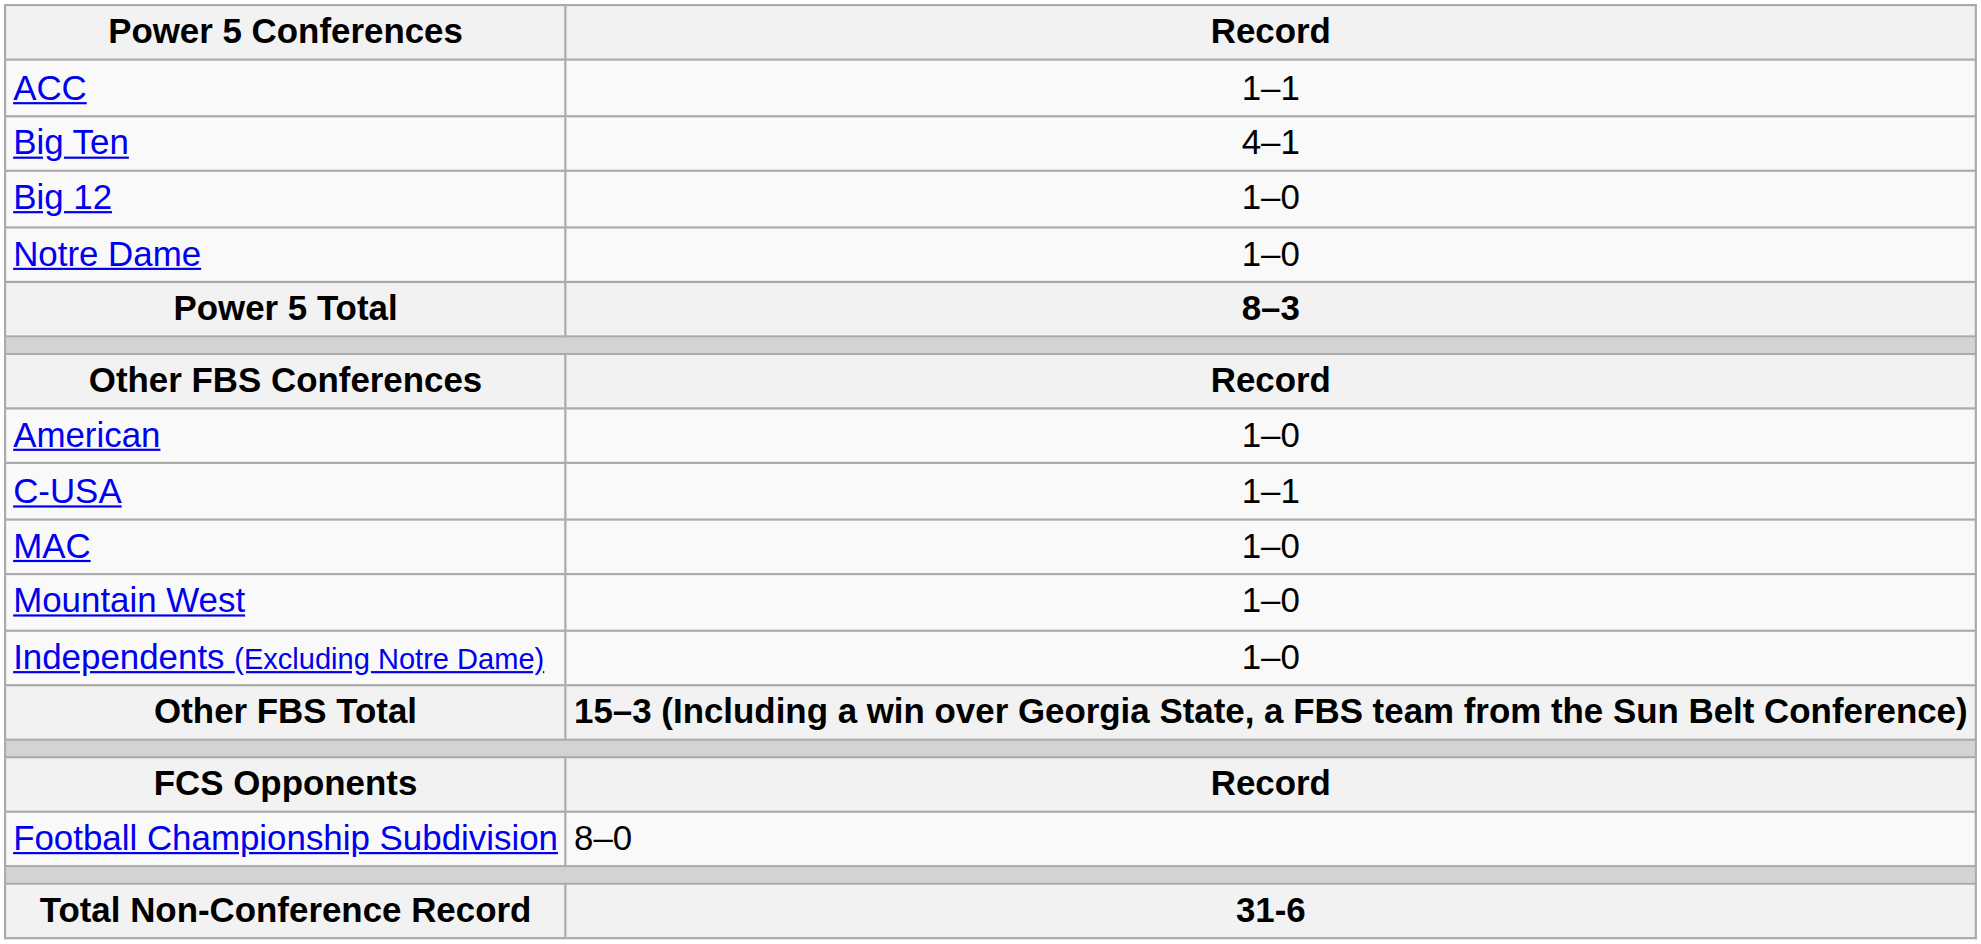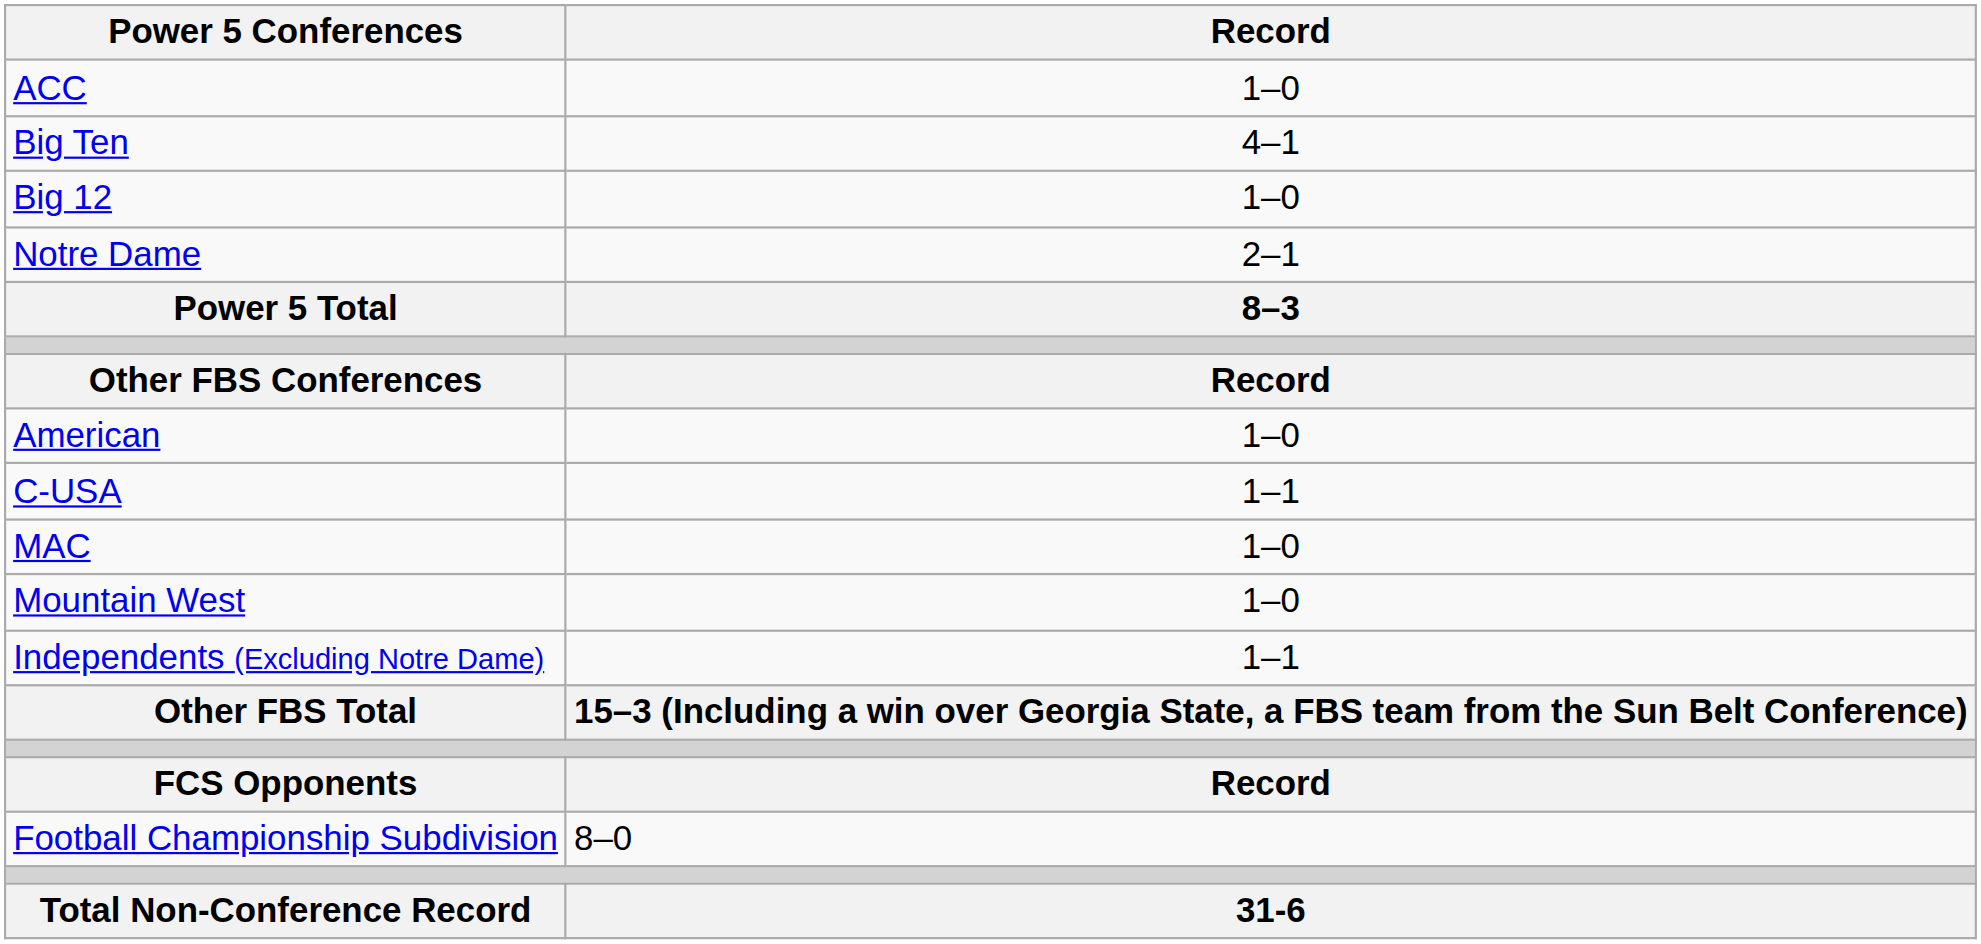(1271, 87) 1–1 -> (1271, 87) 1–0
(1271, 253) 1–0 -> (1271, 253) 2–1
(1271, 656) 1–0 -> (1271, 656) 1–1
